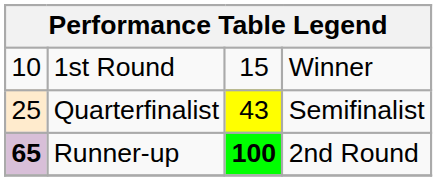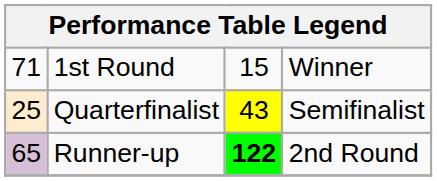(26, 69) 10 -> (26, 69) 71
(26, 154) bold -> (26, 154) normal
(254, 154) 100 -> (254, 154) 122
